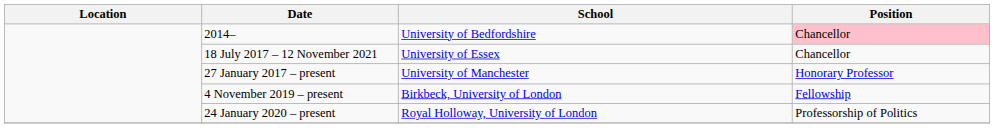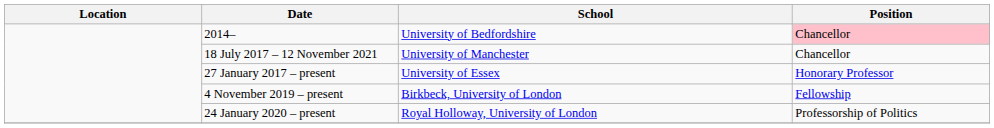(451, 53) University of Essex -> (465, 53) University of Manchester
(465, 73) University of Manchester -> (451, 73) University of Essex
